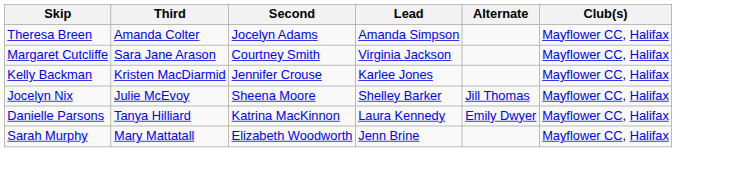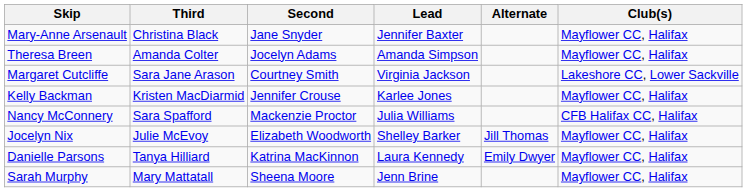+ row: (67, 34)
(605, 55) Mayflower CC, Halifax -> (650, 75) Lakeshore CC, Lower Sackville
+ row: (60, 116)
(274, 95) Sheena Moore -> (311, 136) Elizabeth Woodworth
(292, 136) Elizabeth Woodworth -> (292, 177) Sheena Moore
